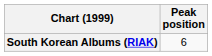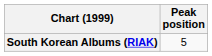(184, 42) 6 -> (184, 42) 5
